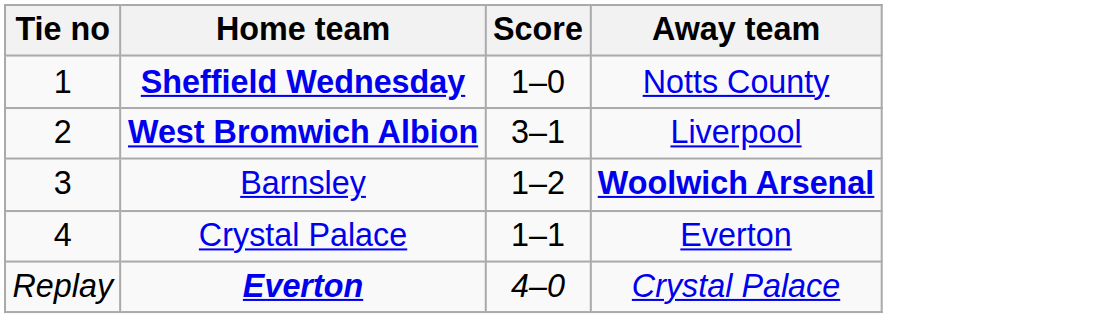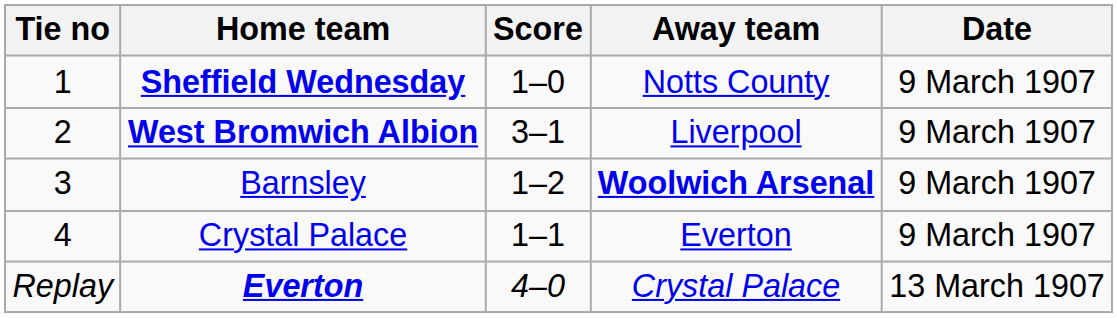+ column: (997, 30)
